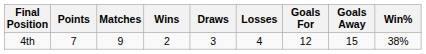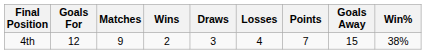columns swapped: (74, 19) <-> (306, 19)
